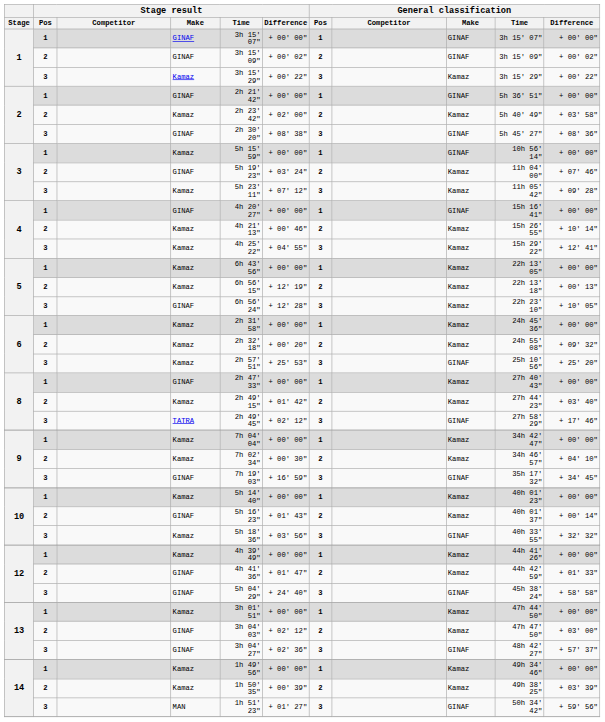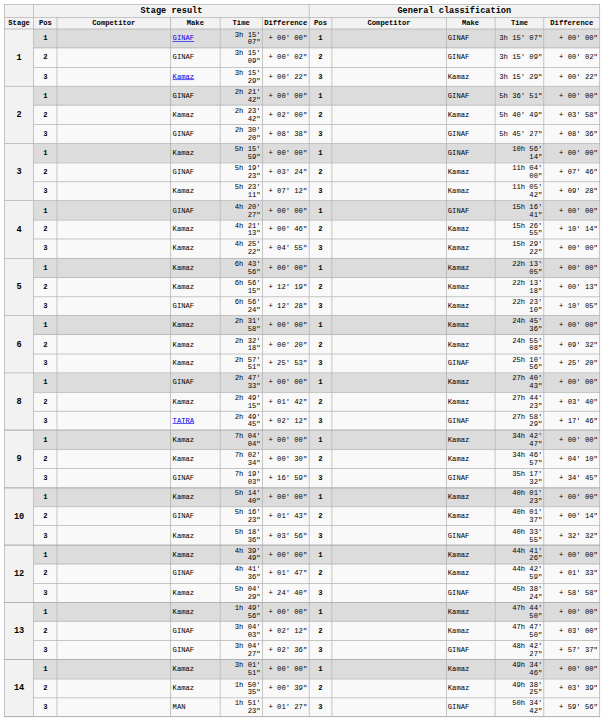(578, 249) + 12' 41" -> (578, 249) + 00' 00"
(183, 593) GINAF -> (183, 593) Kamaz
(248, 612) 3h 01' 51" -> (248, 612) 1h 49' 56"
(248, 669) 1h 49' 56" -> (248, 669) 3h 01' 51"
